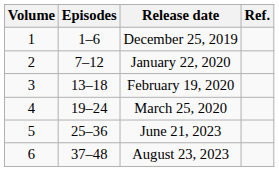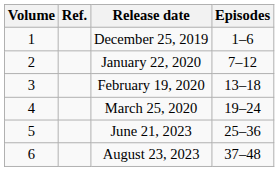columns swapped: (89, 16) <-> (257, 16)
